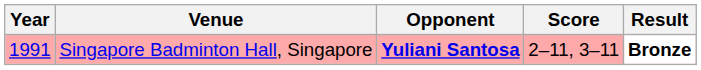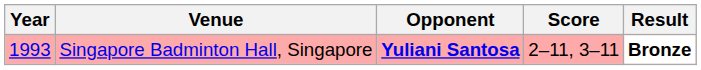(30, 49) 1991 -> (30, 49) 1993
